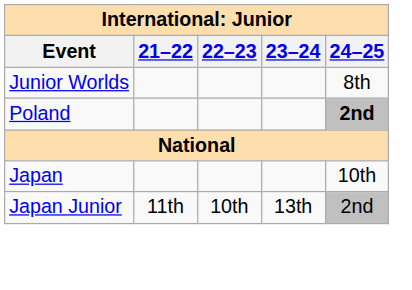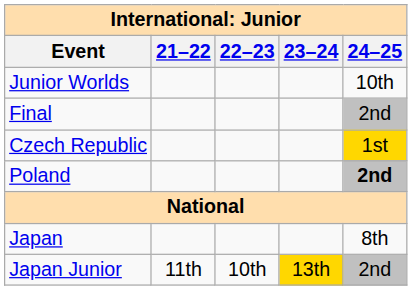(357, 82) 8th -> (375, 82) 10th
+ row: (30, 113)
+ row: (78, 144)
(357, 176) 10th -> (375, 238) 8th
(293, 207) no background -> (311, 269) gold background
